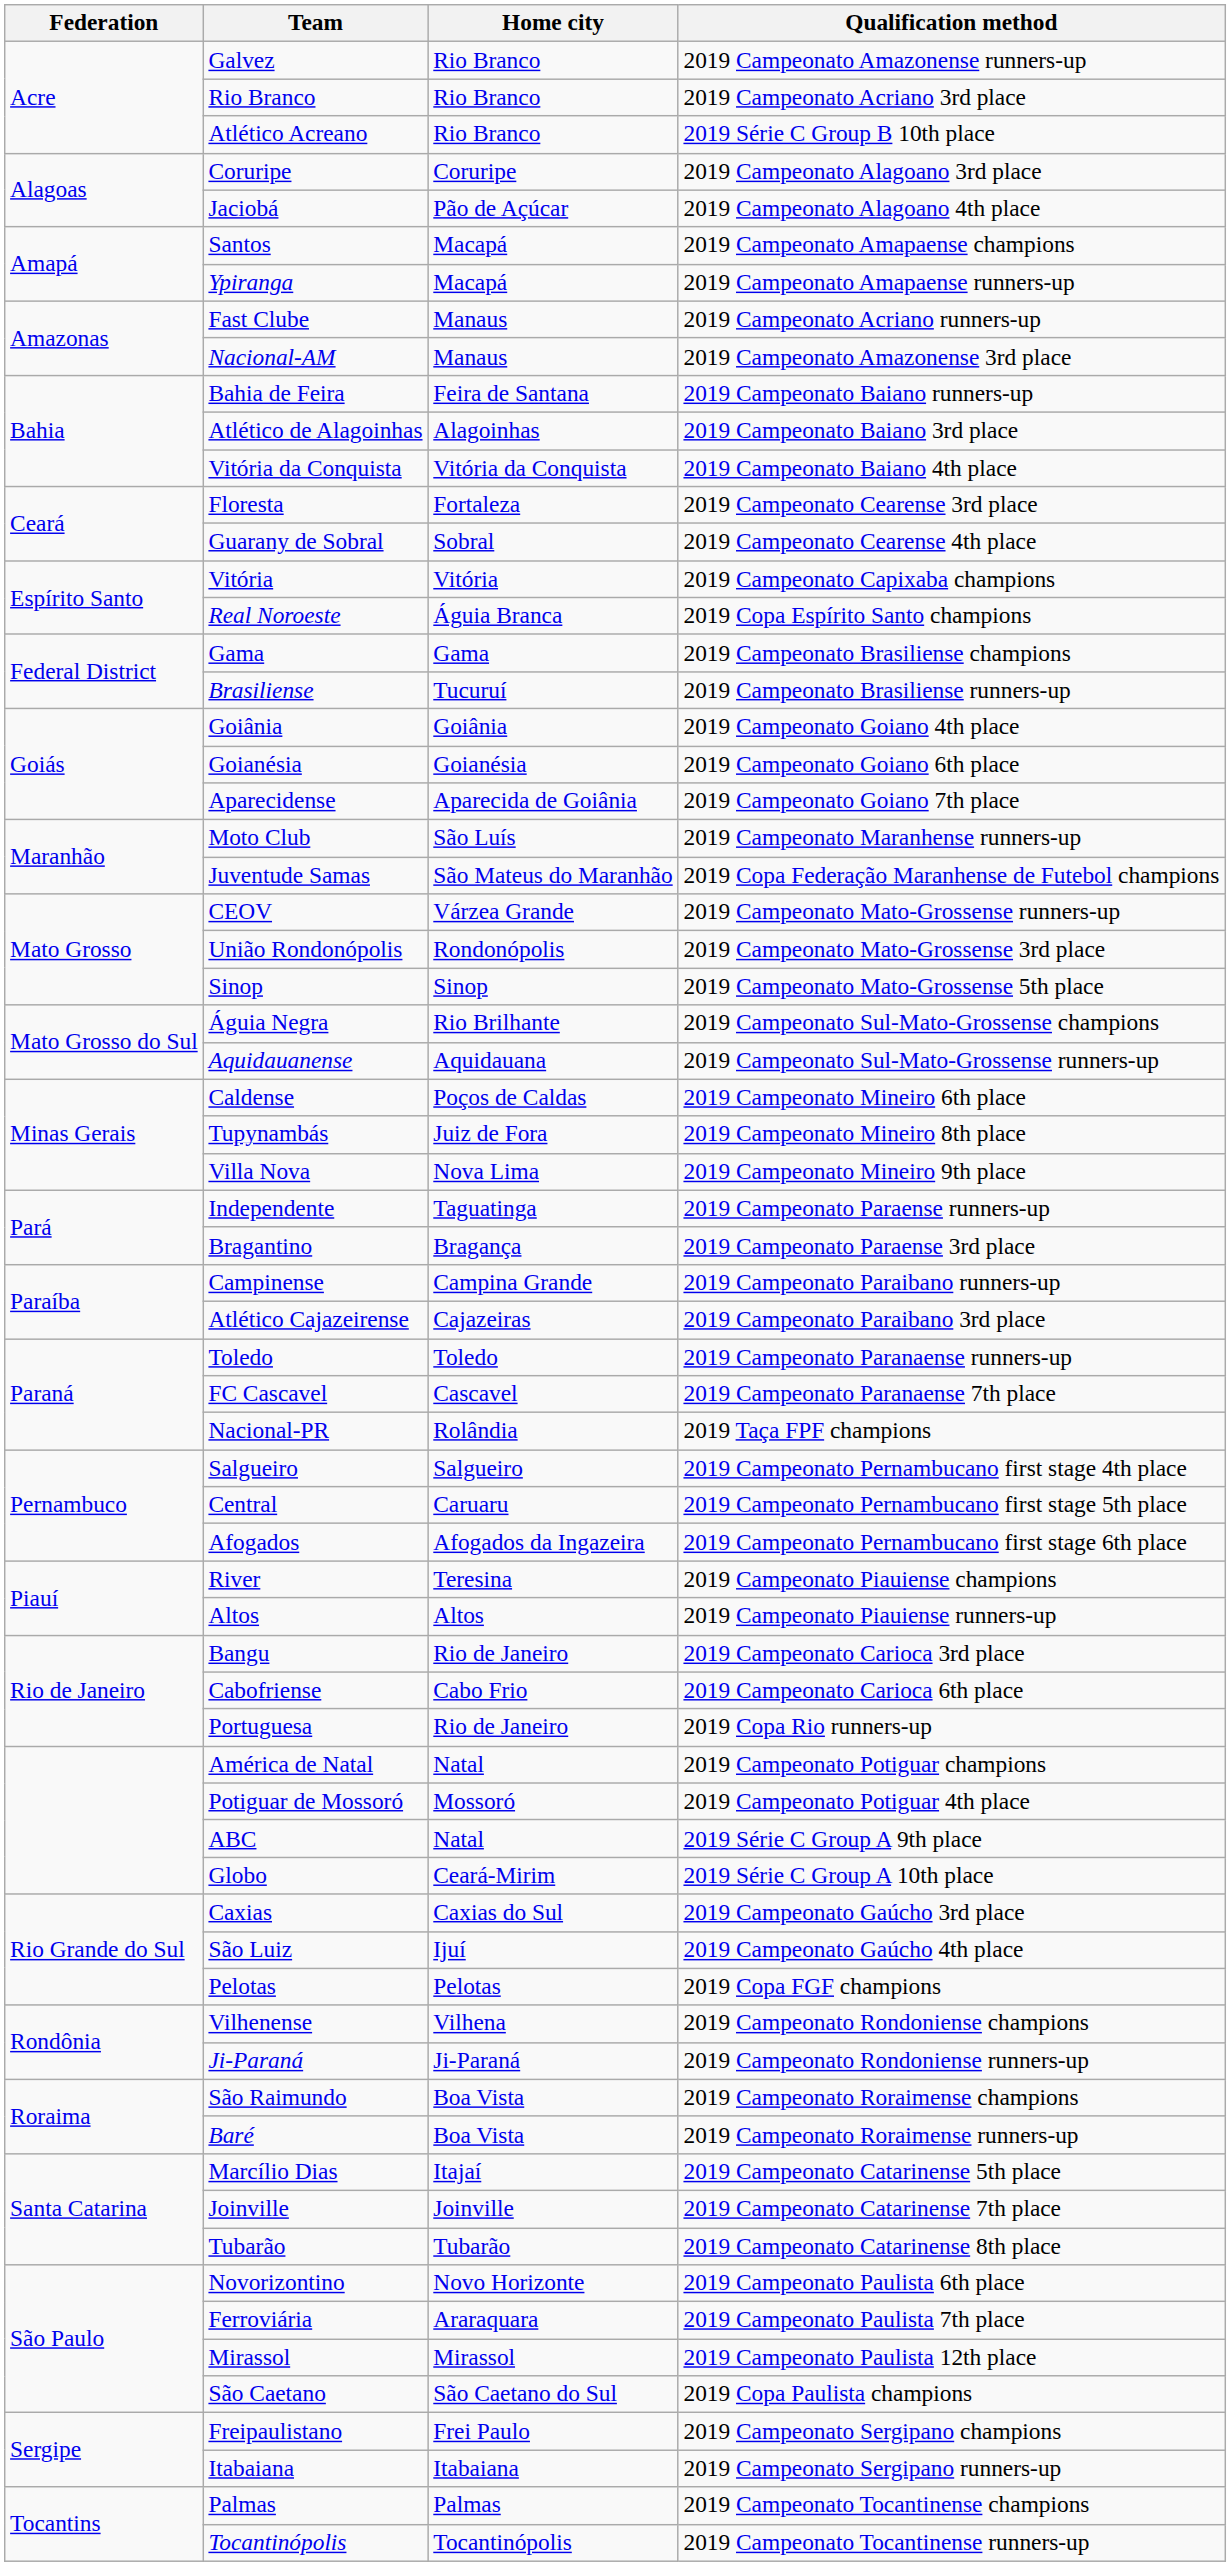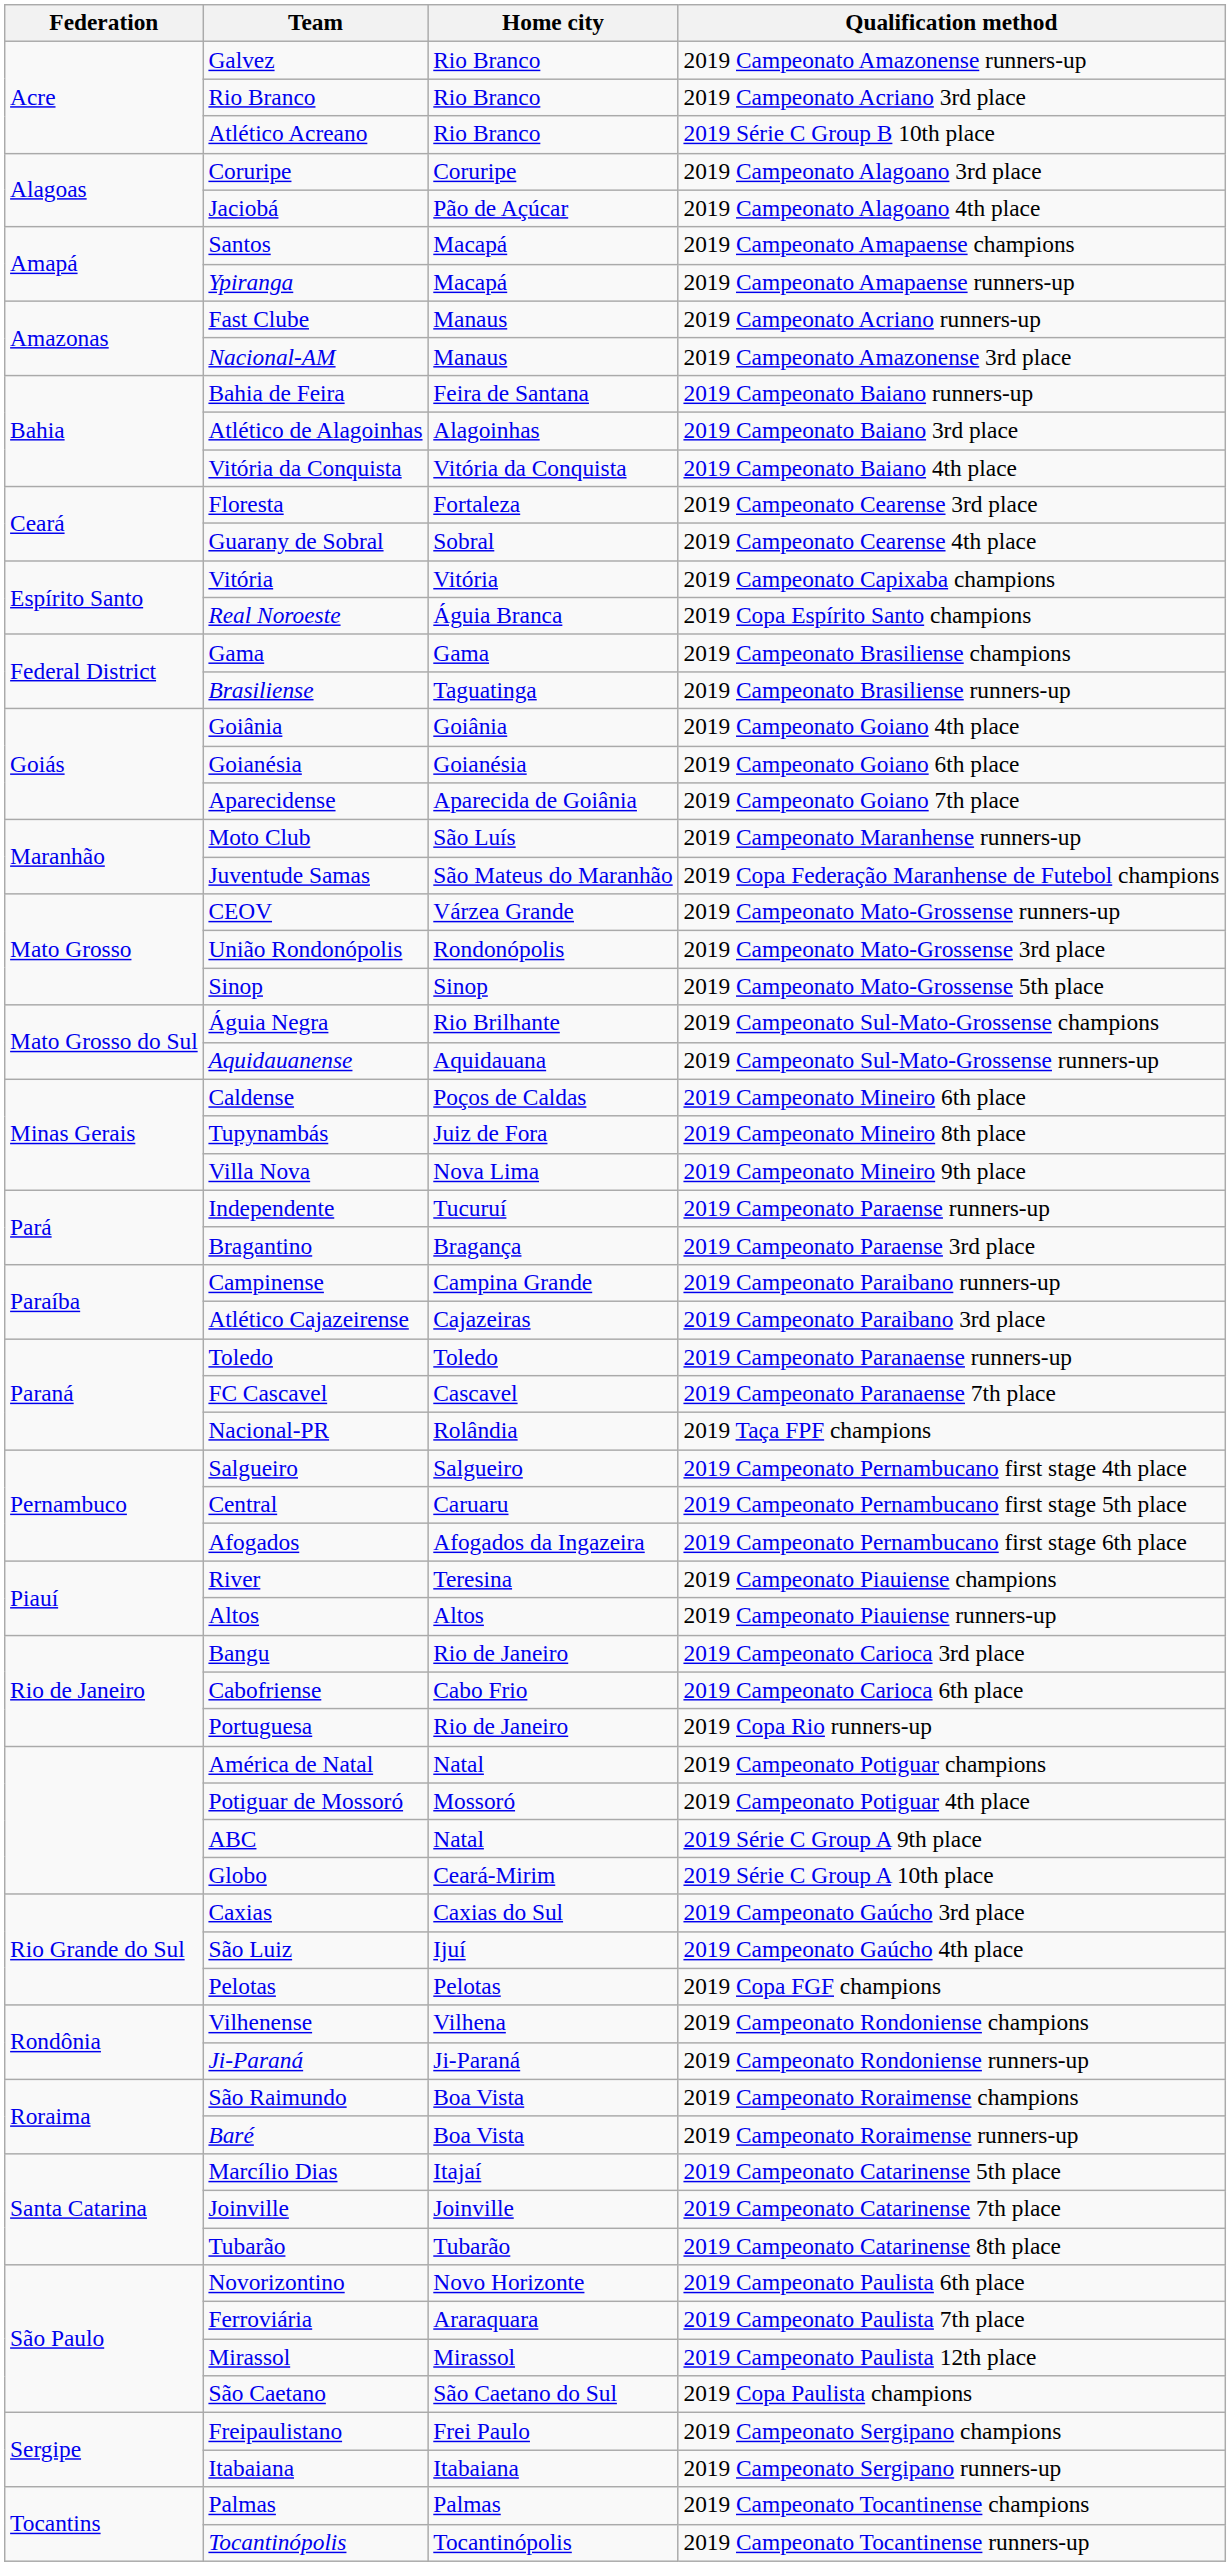(470, 689) Tucuruí -> (485, 689) Taguatinga
(485, 1208) Taguatinga -> (470, 1208) Tucuruí
